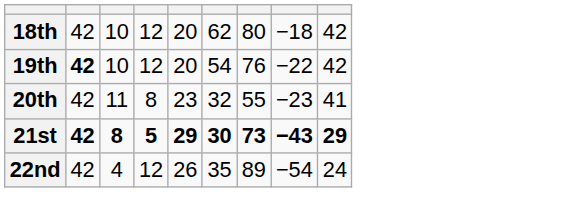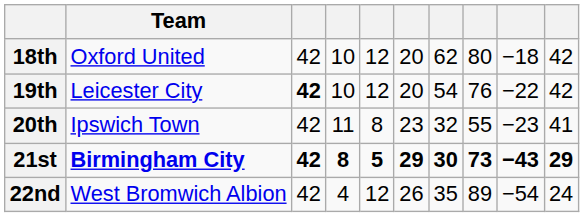+ column: (179, 21)
